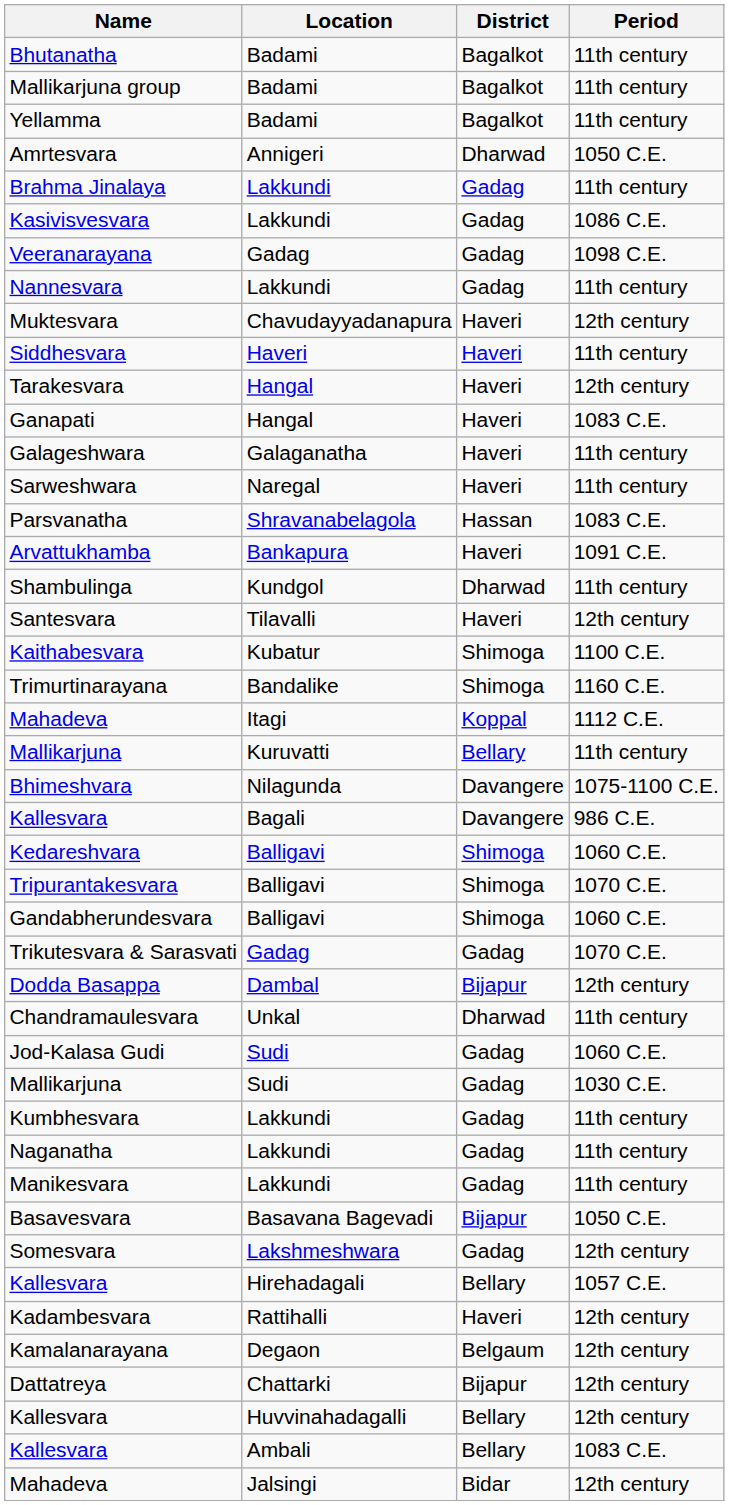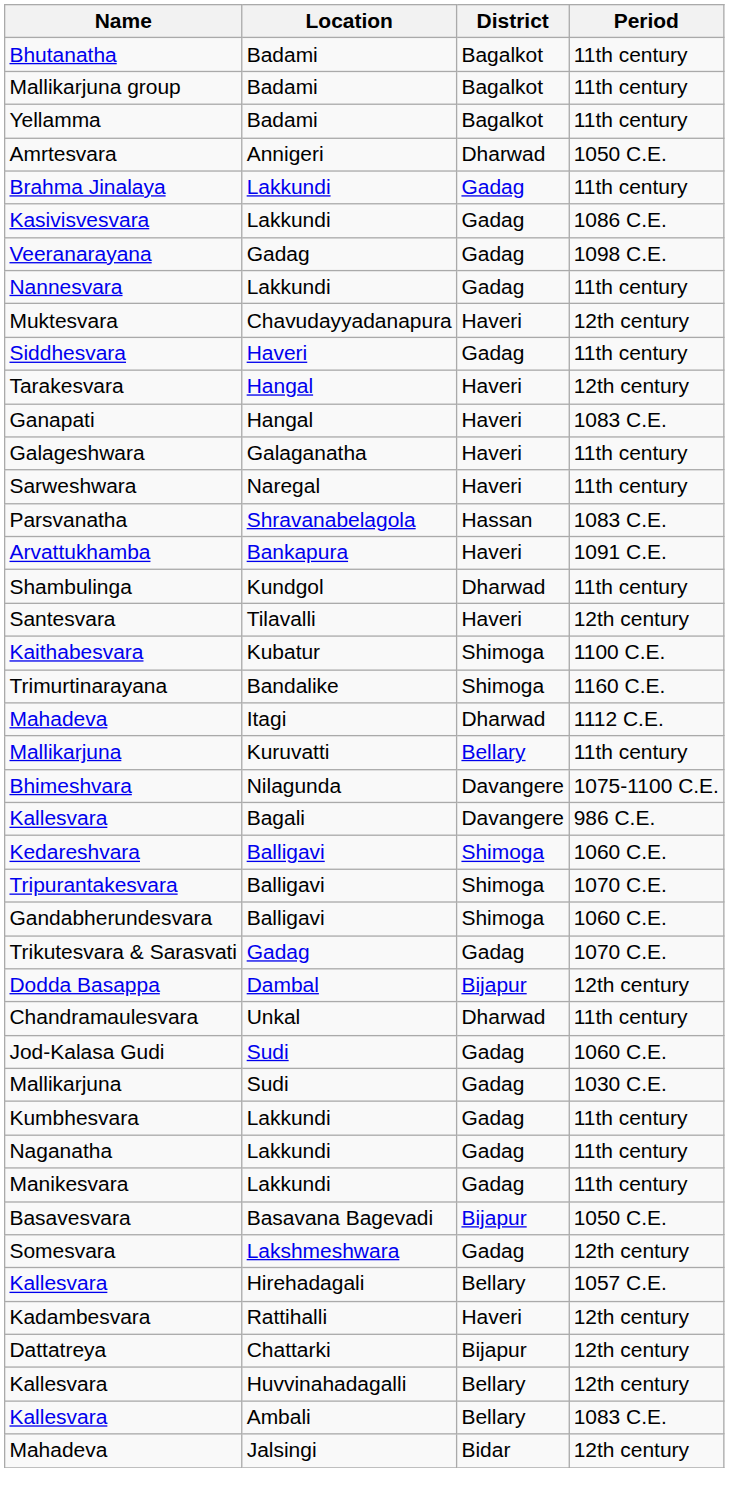(492, 353) Haveri -> (493, 353) Gadag
(494, 719) Koppal -> (503, 719) Dharwad
- row: (89, 1350)
